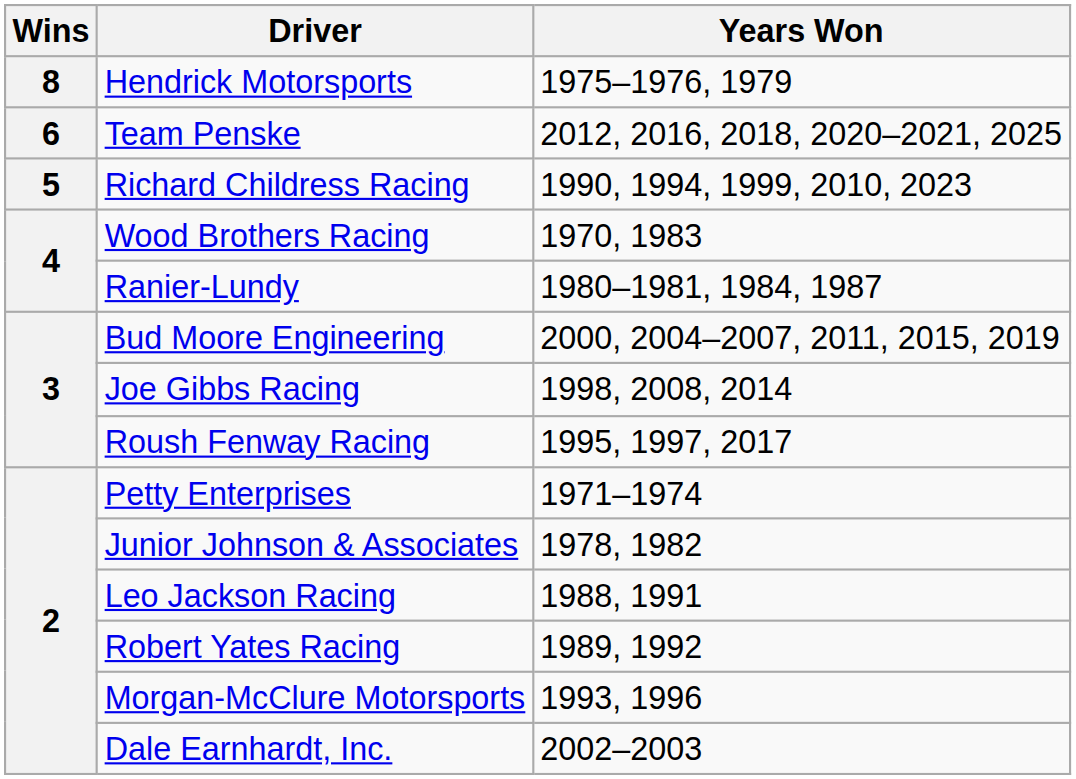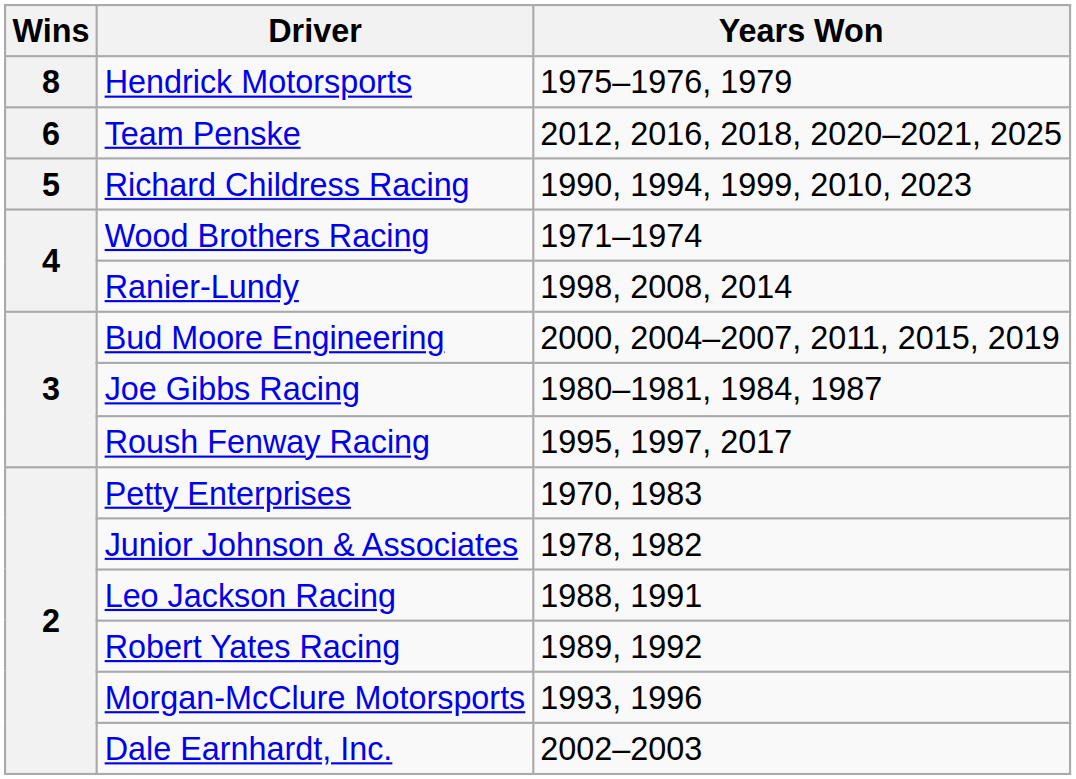(621, 236) 1970, 1983 -> (621, 236) 1971–1974
(711, 287) 1980–1981, 1984, 1987 -> (666, 287) 1998, 2008, 2014
(666, 390) 1998, 2008, 2014 -> (711, 390) 1980–1981, 1984, 1987
(621, 492) 1971–1974 -> (621, 492) 1970, 1983
